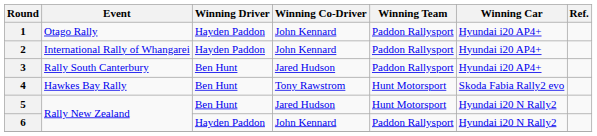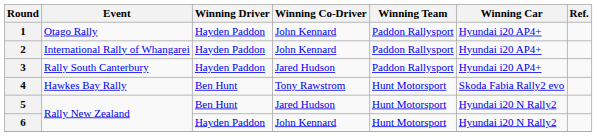(216, 67) Ben Hunt -> (230, 67) Hayden Paddon
(413, 122) Paddon Rallysport -> (409, 122) Hunt Motorsport
